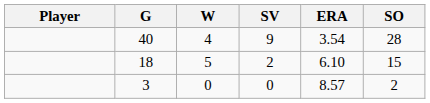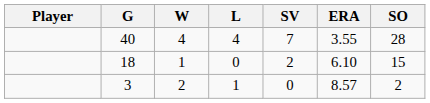+ column: (236, 16)
(270, 39) 9 -> (290, 39) 7
(332, 39) 3.54 -> (344, 39) 3.55
(208, 62) 5 -> (182, 62) 1
(208, 86) 0 -> (182, 86) 2
